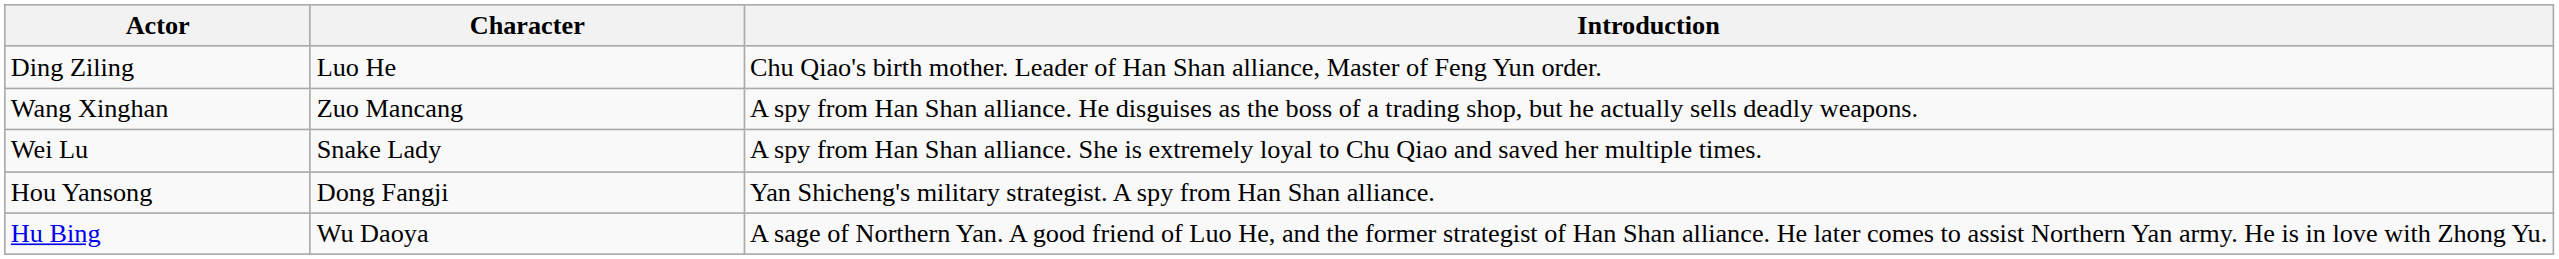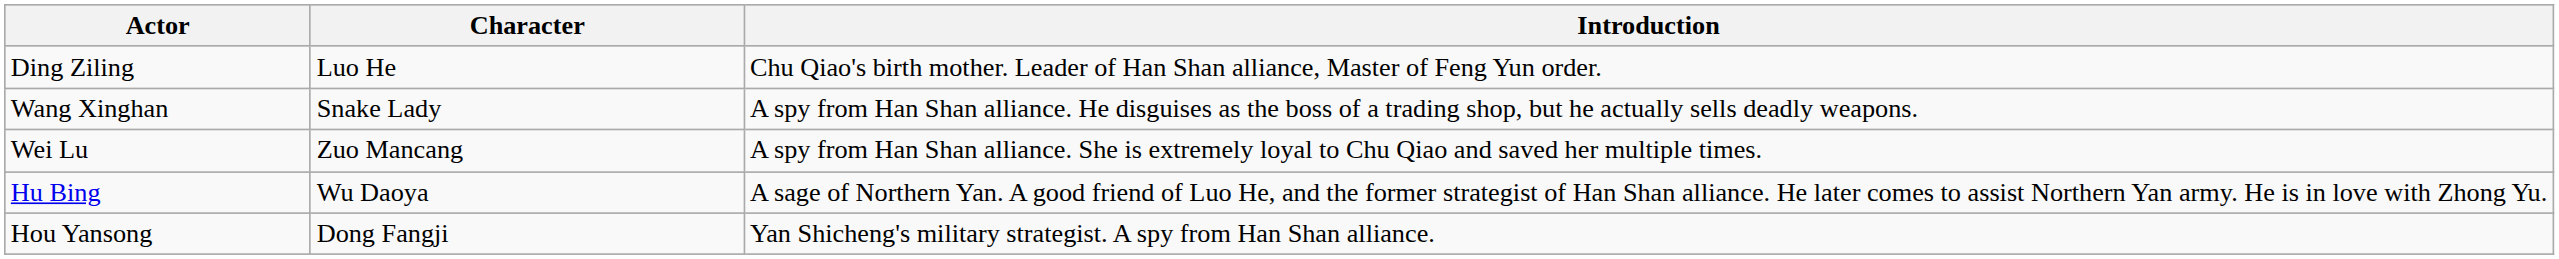(390, 108) Zuo Mancang -> (379, 108) Snake Lady
(379, 150) Snake Lady -> (390, 150) Zuo Mancang
rows swapped: (82, 191) <-> (56, 233)
